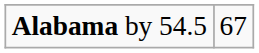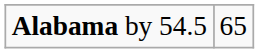(233, 25) 67 -> (233, 25) 65
